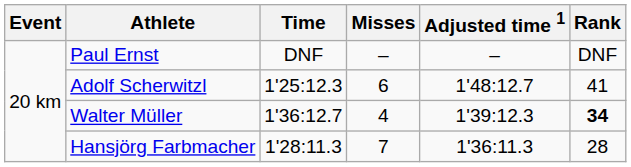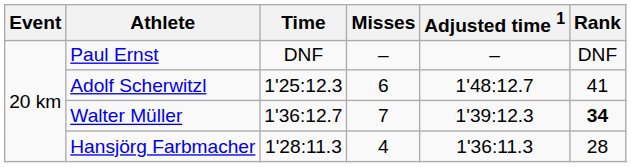(383, 116) 4 -> (383, 116) 7
(383, 146) 7 -> (383, 146) 4
